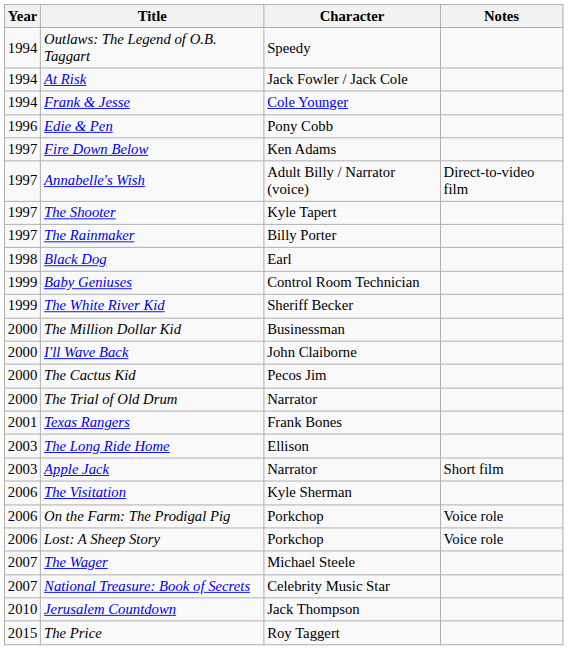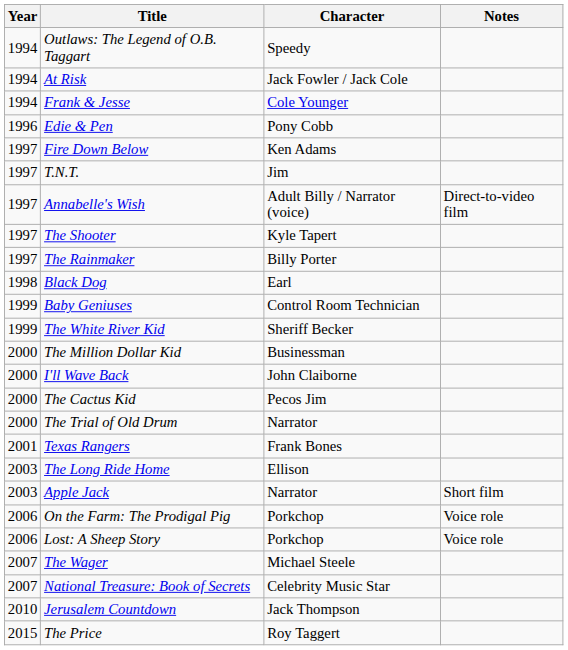+ row: (62, 172)
- row: (85, 492)
